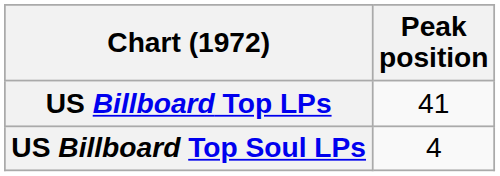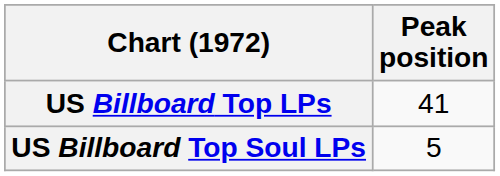(434, 147) 4 -> (434, 147) 5
